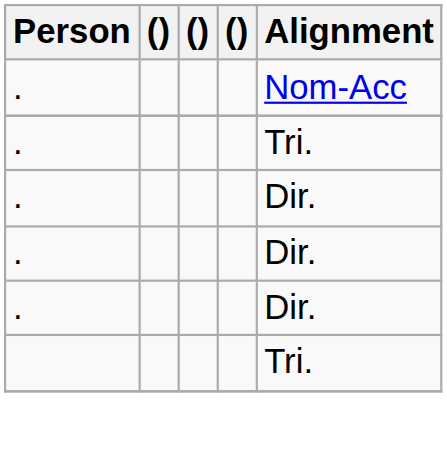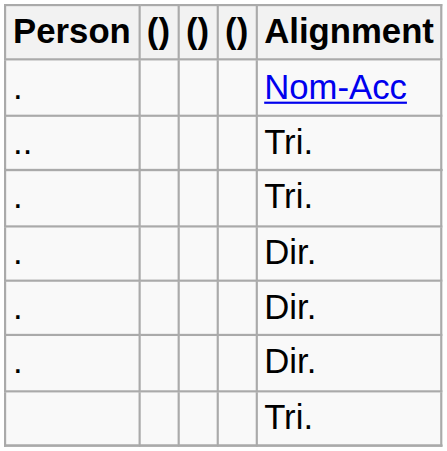+ row: (23, 142)
